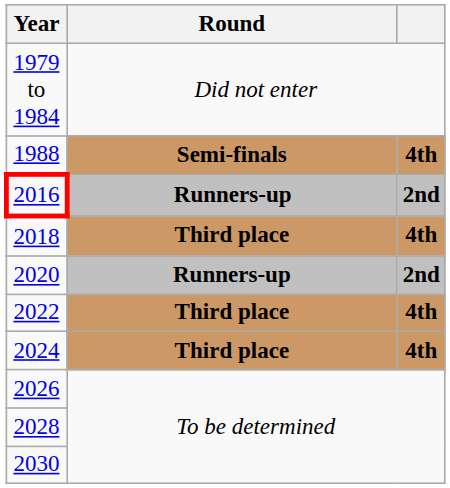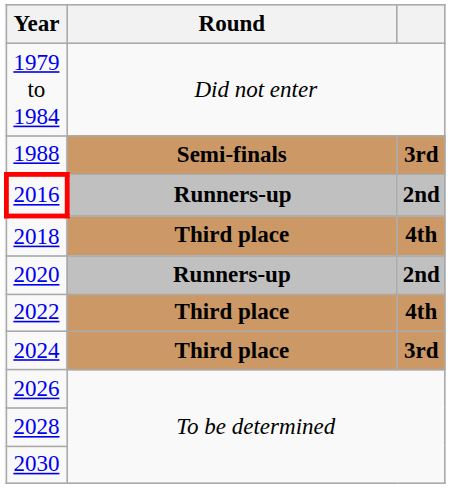(421, 155) 4th -> (421, 155) 3rd
(421, 350) 4th -> (421, 350) 3rd
